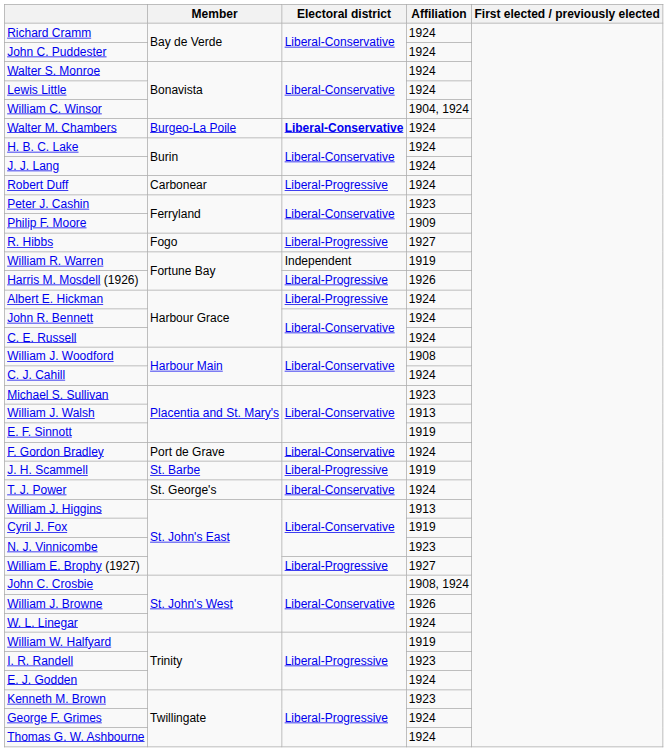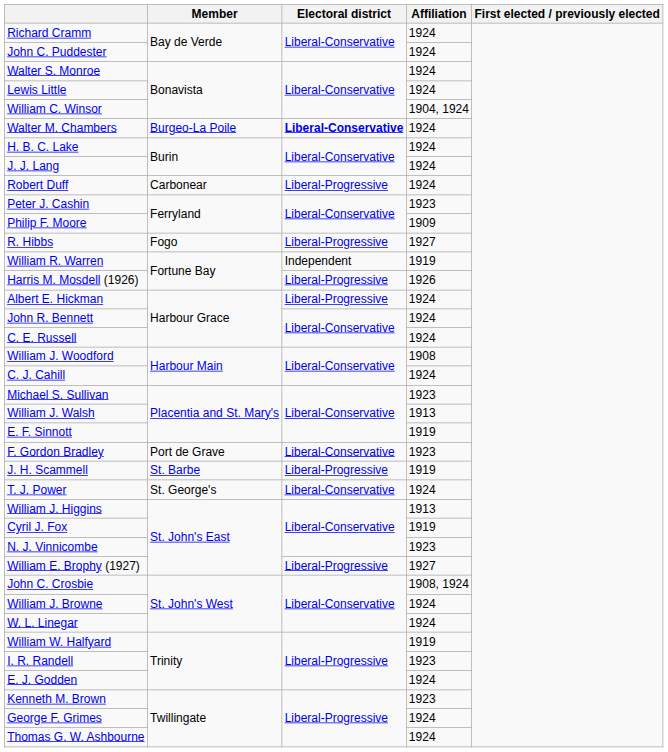(422, 451) 1924 -> (422, 451) 1923
(422, 603) 1926 -> (422, 603) 1924
